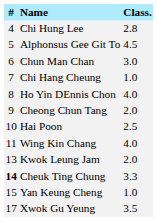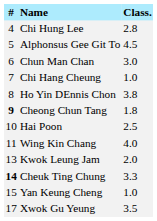(130, 94) 4.0 -> (130, 94) 3.8
(11, 110) normal -> (11, 110) bold
(130, 110) 2.0 -> (130, 110) 1.8
